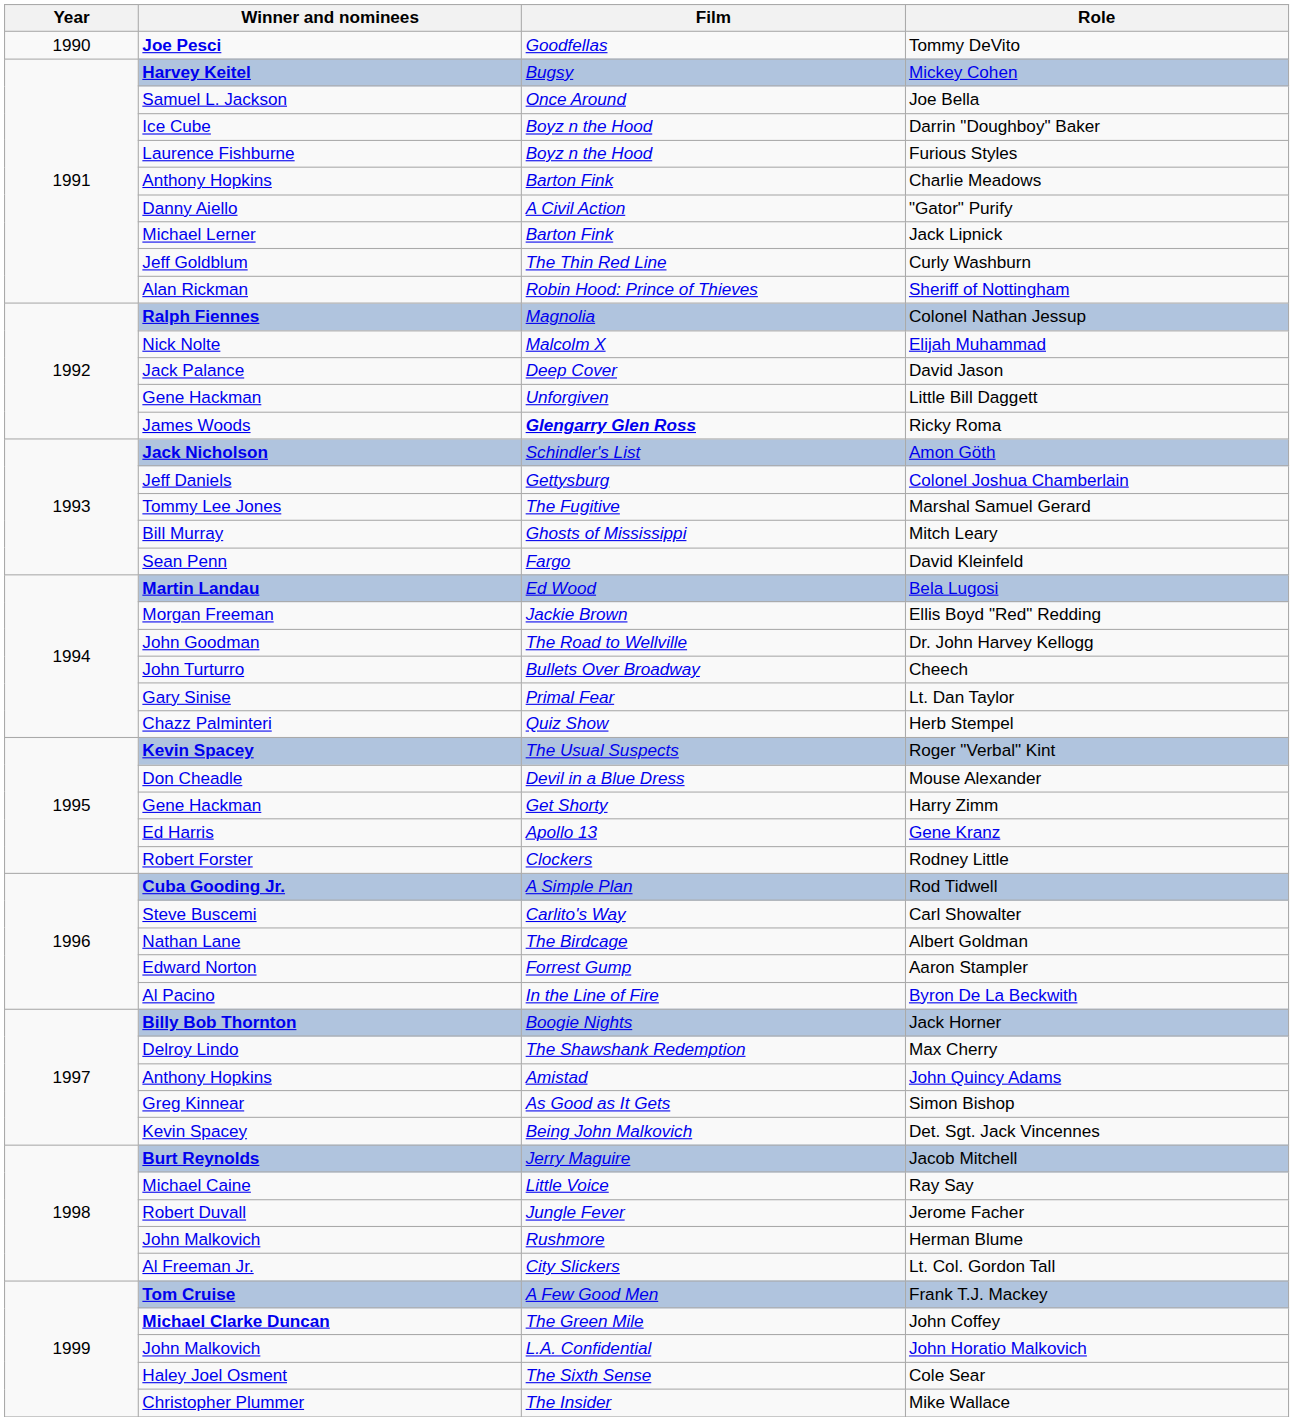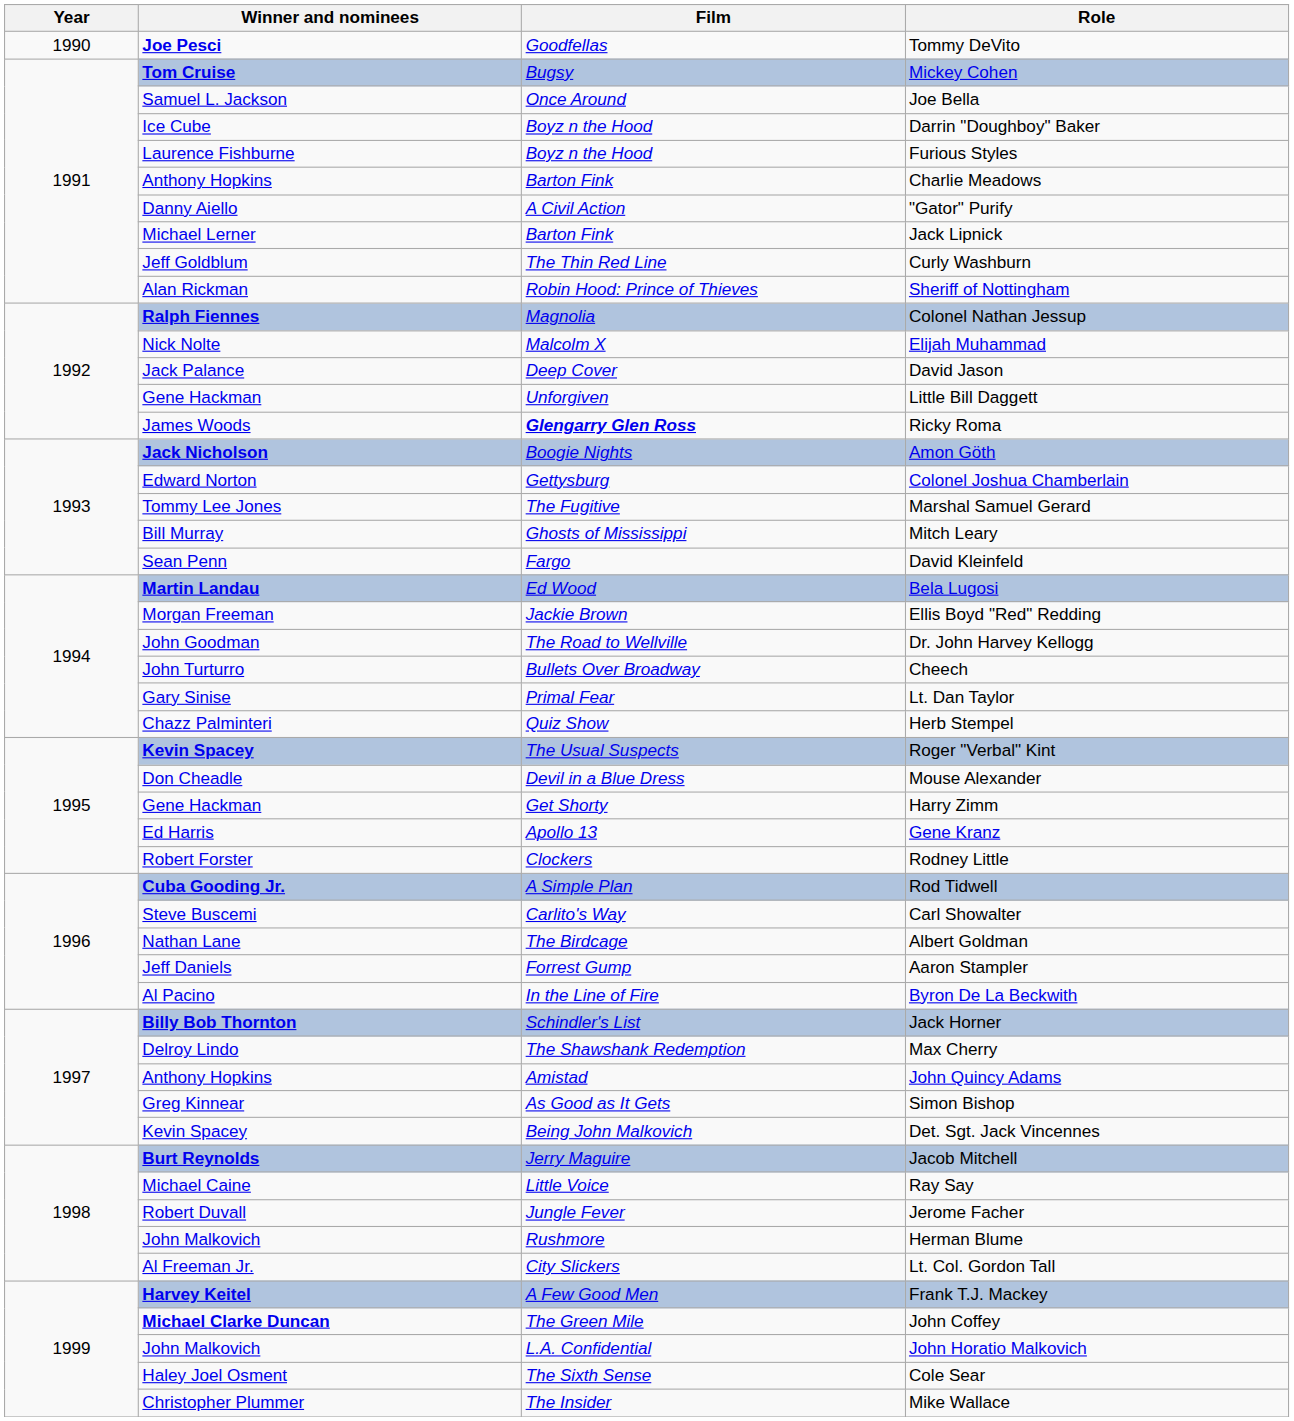(197, 72) Harvey Keitel -> (189, 72) Tom Cruise
(583, 452) Schindler's List -> (579, 452) Boogie Nights
(187, 479) Jeff Daniels -> (199, 479) Edward Norton
(199, 968) Edward Norton -> (187, 968) Jeff Daniels
(579, 1022) Boogie Nights -> (583, 1022) Schindler's List
(189, 1294) Tom Cruise -> (197, 1294) Harvey Keitel
